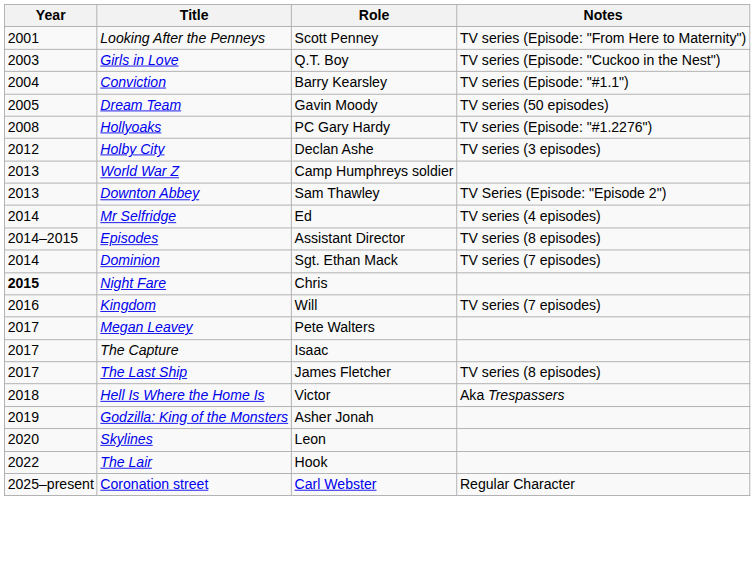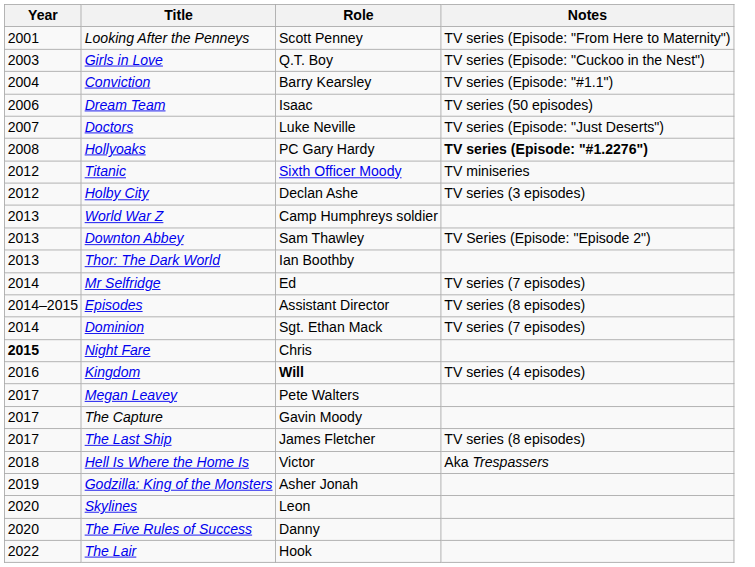(23, 104) 2005 -> (23, 104) 2006
(336, 104) Gavin Moody -> (296, 104) Isaac
+ row: (109, 127)
(556, 127) normal -> (546, 149) bold
+ row: (105, 171)
+ row: (152, 261)
(530, 216) TV series (4 episodes) -> (515, 283) TV series (7 episodes)
(306, 305) normal -> (291, 372) bold
(530, 305) TV series (7 episodes) -> (515, 372) TV series (4 episodes)
(311, 350) Isaac -> (320, 417) Gavin Moody
+ row: (168, 529)
- row: (154, 484)
